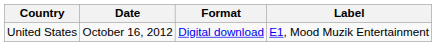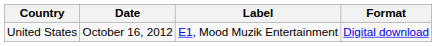columns swapped: (221, 13) <-> (349, 13)
